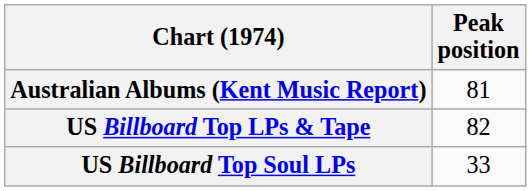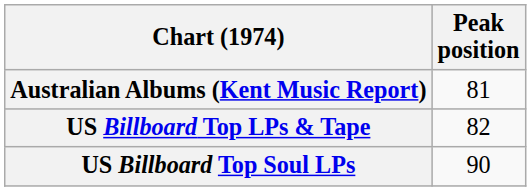(479, 165) 33 -> (479, 165) 90
